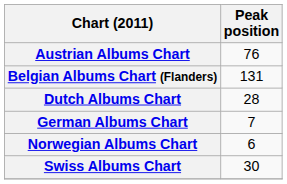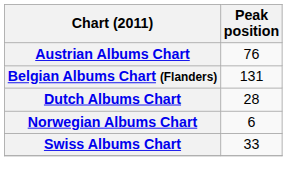- row: (112, 122)
(252, 167) 30 -> (252, 144) 33
